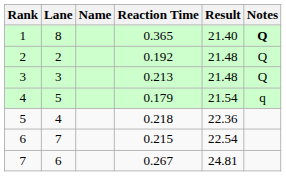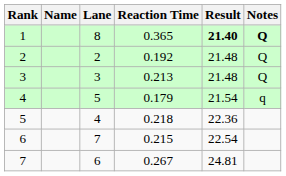columns swapped: (58, 14) <-> (95, 14)
(223, 35) normal -> (223, 35) bold
